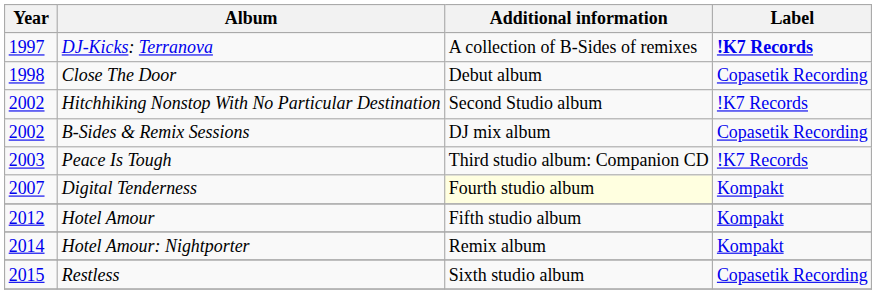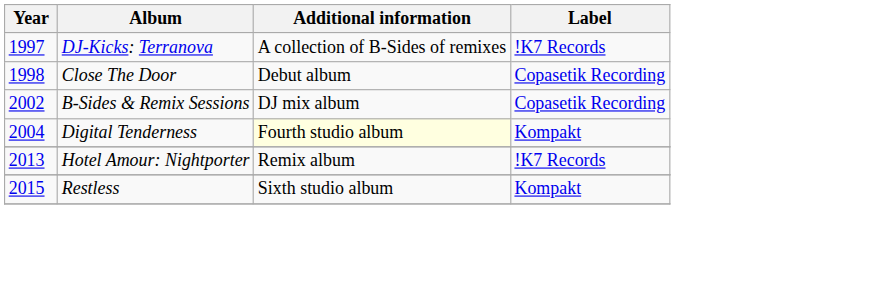(765, 47) bold -> (560, 47) normal
- row: (251, 103)
- row: (117, 160)
(27, 189) 2007 -> (27, 132) 2004
- row: (108, 217)
(27, 246) 2014 -> (27, 160) 2013
(750, 246) Kompakt -> (560, 160) !K7 Records
(792, 274) Copasetik Recording -> (548, 189) Kompakt
